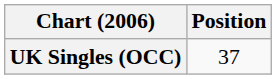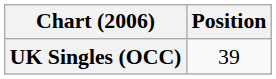(229, 56) 37 -> (229, 56) 39
